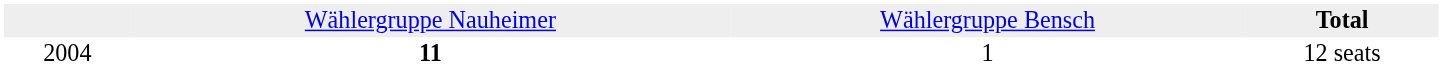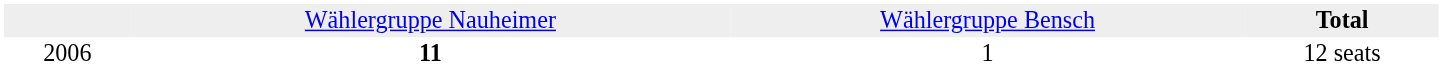(67, 53) 2004 -> (67, 53) 2006
